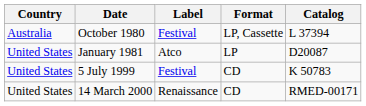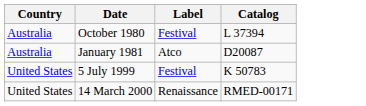- column: (253, 14)
(40, 52) United States -> (29, 52) Australia
